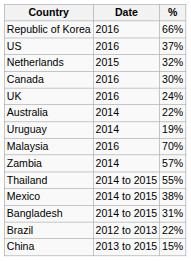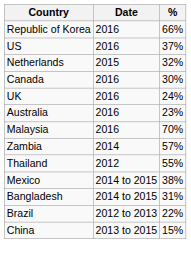(107, 113) 2014 -> (107, 113) 2016
(173, 113) 22% -> (173, 113) 23%
- row: (27, 130)
(126, 180) 2014 to 2015 -> (107, 163) 2012
